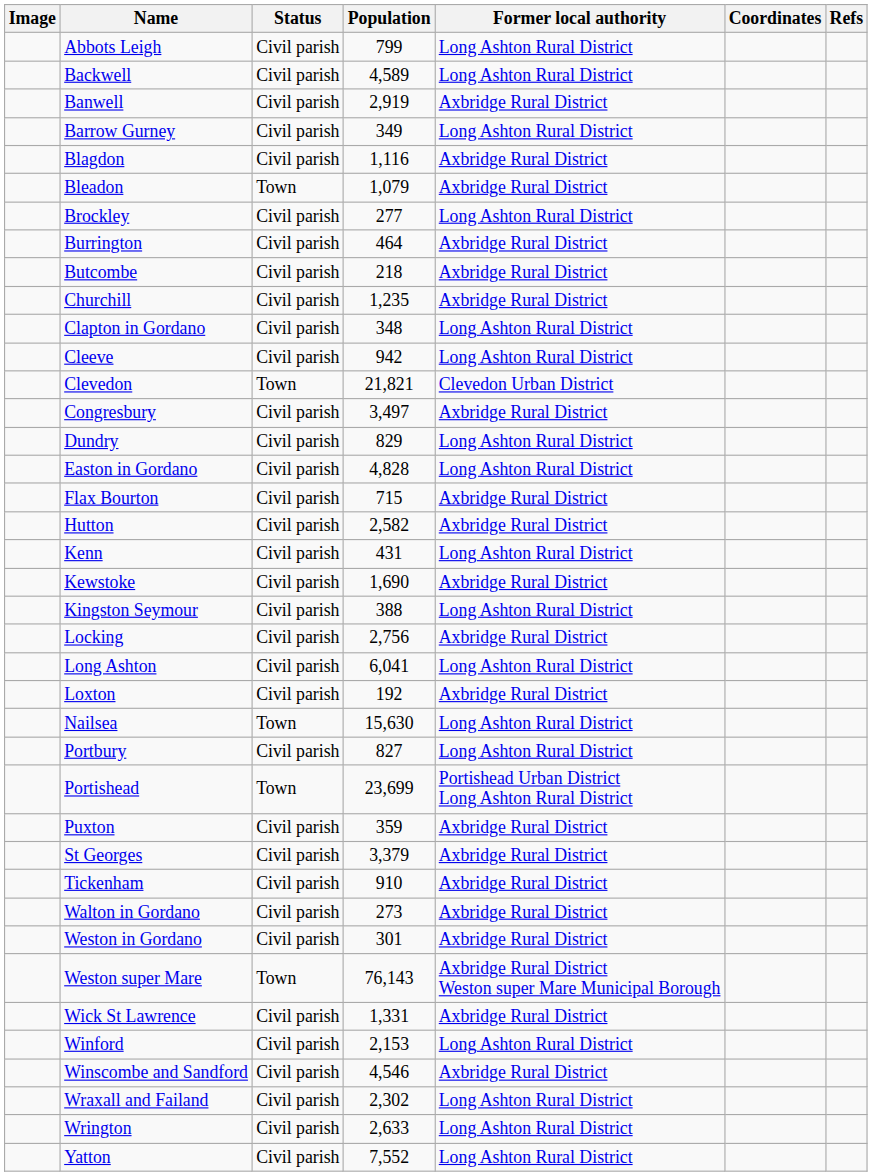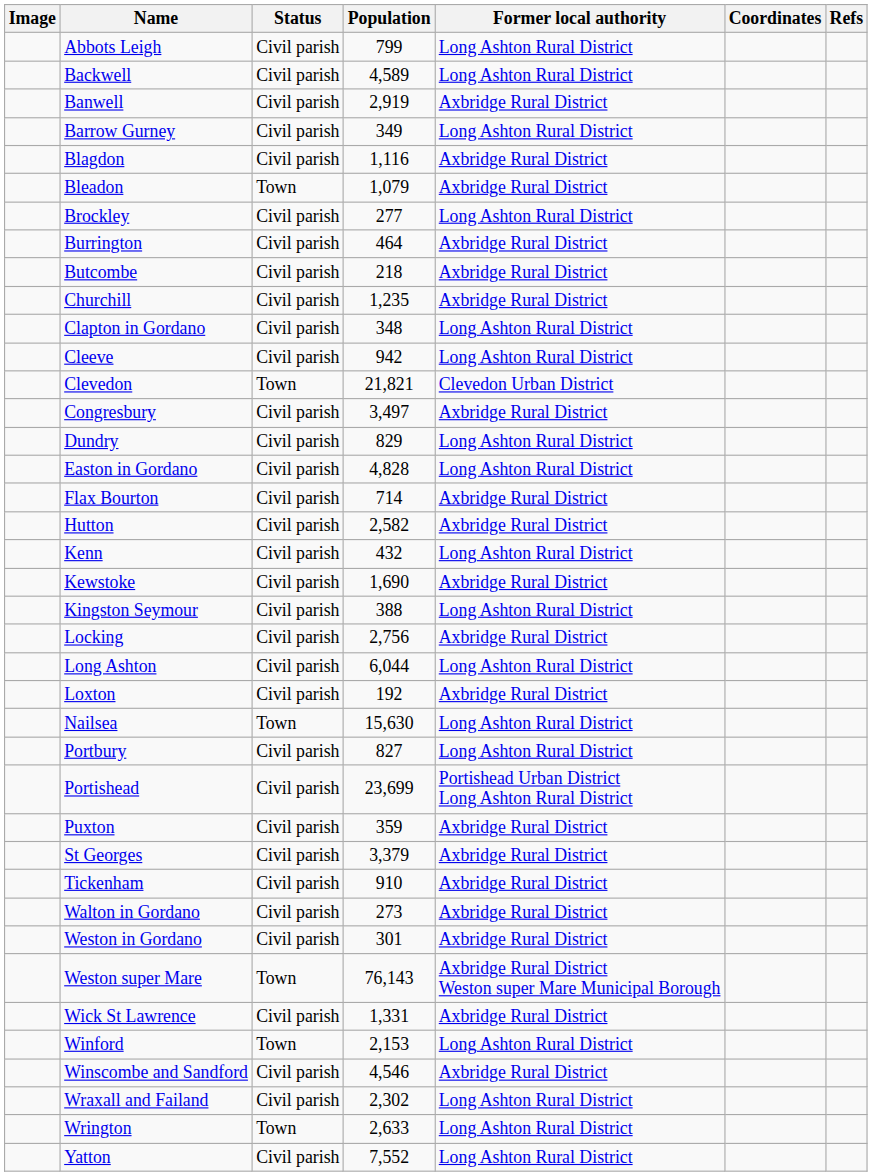(389, 497) 715 -> (389, 497) 714
(389, 553) 431 -> (389, 553) 432
(389, 666) 6,041 -> (389, 666) 6,044
(276, 789) Town -> (298, 789) Civil parish
(298, 1044) Civil parish -> (276, 1044) Town
(298, 1128) Civil parish -> (276, 1128) Town
